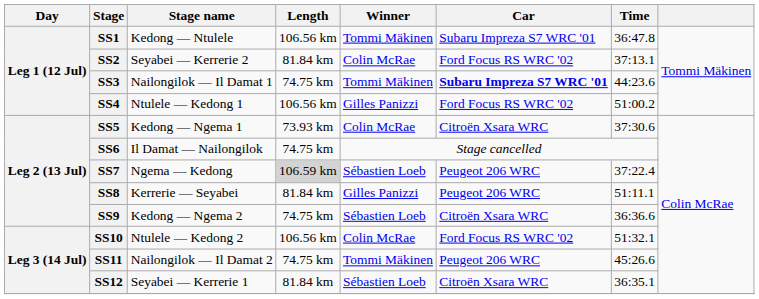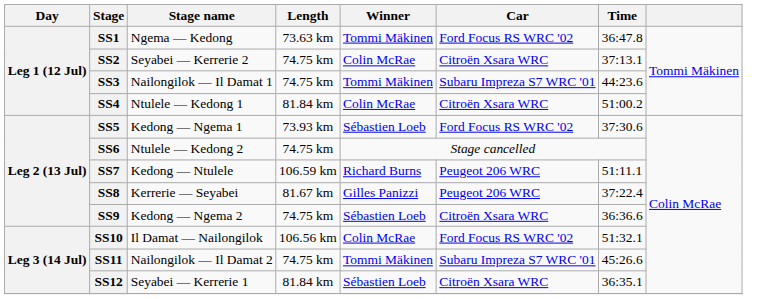(182, 37) Kedong — Ntulele -> (182, 37) Ngema — Kedong
(308, 37) 106.56 km -> (308, 37) 73.63 km
(517, 37) Subaru Impreza S7 WRC '01 -> (506, 37) Ford Focus RS WRC '02
(308, 59) 81.84 km -> (308, 59) 74.75 km
(506, 59) Ford Focus RS WRC '02 -> (494, 59) Citroën Xsara WRC
(524, 81) bold -> (517, 81) normal
(308, 104) 106.56 km -> (308, 104) 81.84 km
(381, 104) Gilles Panizzi -> (379, 104) Colin McRae
(506, 104) Ford Focus RS WRC '02 -> (494, 104) Citroën Xsara WRC
(379, 126) Colin McRae -> (384, 126) Sébastien Loeb
(494, 126) Citroën Xsara WRC -> (506, 126) Ford Focus RS WRC '02
(197, 148) Il Damat — Nailongilok -> (187, 148) Ntulele — Kedong 2
(182, 170) Ngema — Kedong -> (182, 170) Kedong — Ntulele
(308, 170) lightgrey background -> (308, 170) no background
(384, 170) Sébastien Loeb -> (382, 170) Richard Burns
(635, 170) 37:22.4 -> (622, 170) 51:11.1
(308, 192) 81.84 km -> (308, 192) 81.67 km
(634, 192) 51:11.1 -> (622, 192) 37:22.4
(187, 237) Ntulele — Kedong 2 -> (197, 237) Il Damat — Nailongilok
(490, 259) Peugeot 206 WRC -> (517, 259) Subaru Impreza S7 WRC '01
